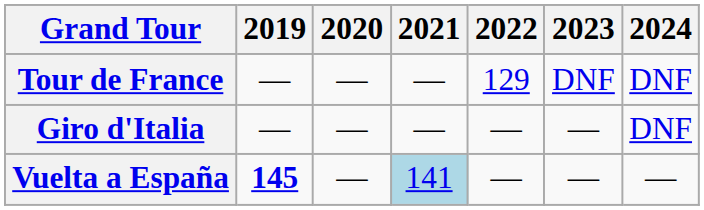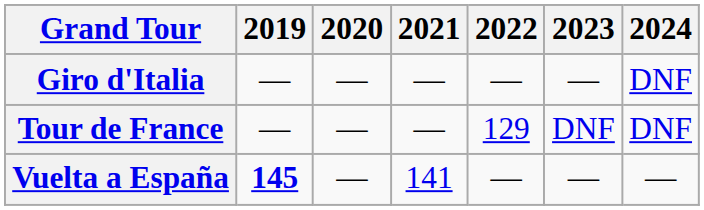rows swapped: (121, 128) <-> (121, 79)
(429, 178) lightblue background -> (429, 178) no background
